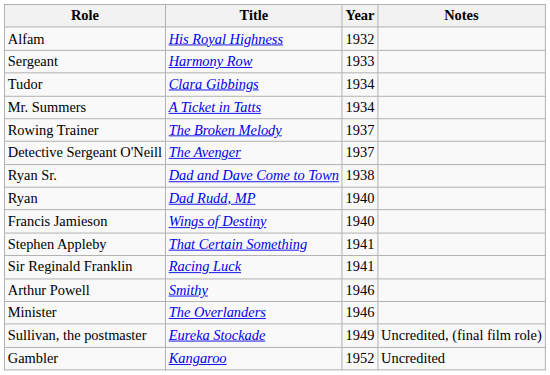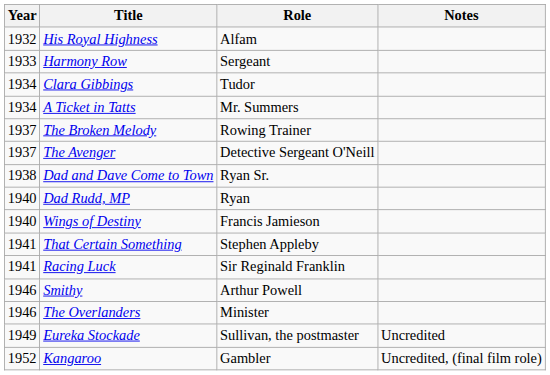columns swapped: (360, 15) <-> (85, 15)
(461, 335) Uncredited, (final film role) -> (413, 335) Uncredited
(413, 358) Uncredited -> (461, 358) Uncredited, (final film role)
